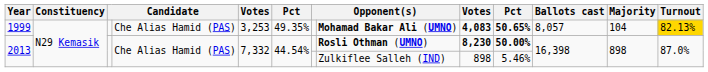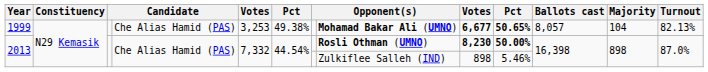(292, 28) 49.35% -> (292, 28) 49.38%
(476, 28) 4,083 -> (476, 28) 6,677
(678, 28) gold background -> (678, 28) no background
